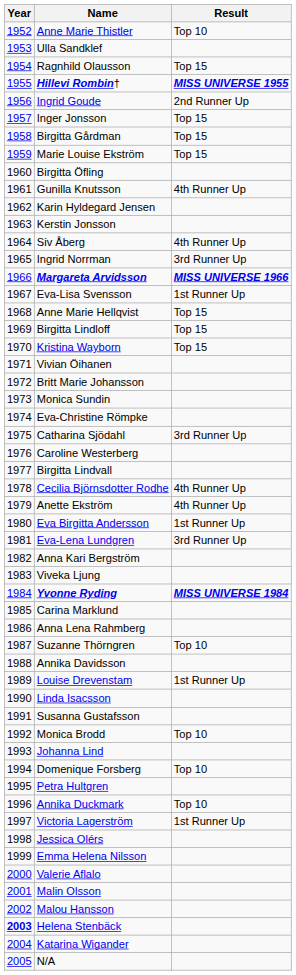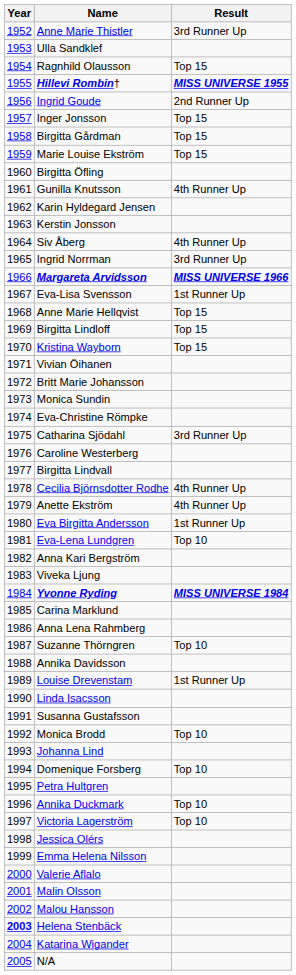(190, 31) Top 10 -> (210, 31) 3rd Runner Up
(210, 540) 3rd Runner Up -> (190, 540) Top 10
(210, 821) 1st Runner Up -> (190, 821) Top 10
